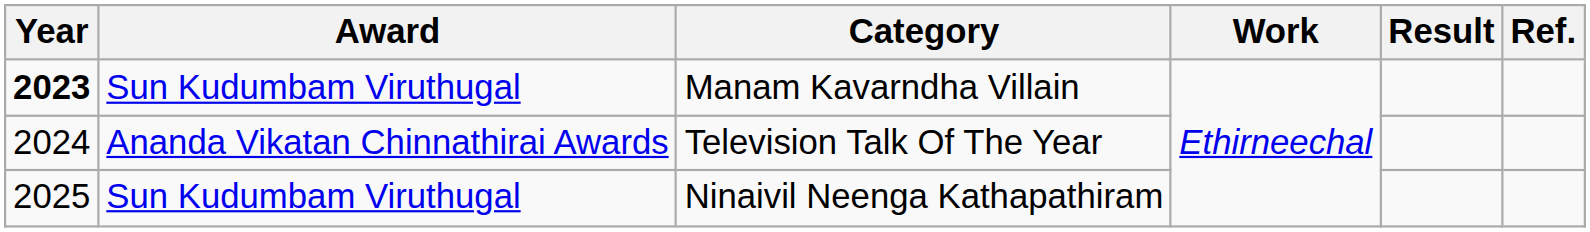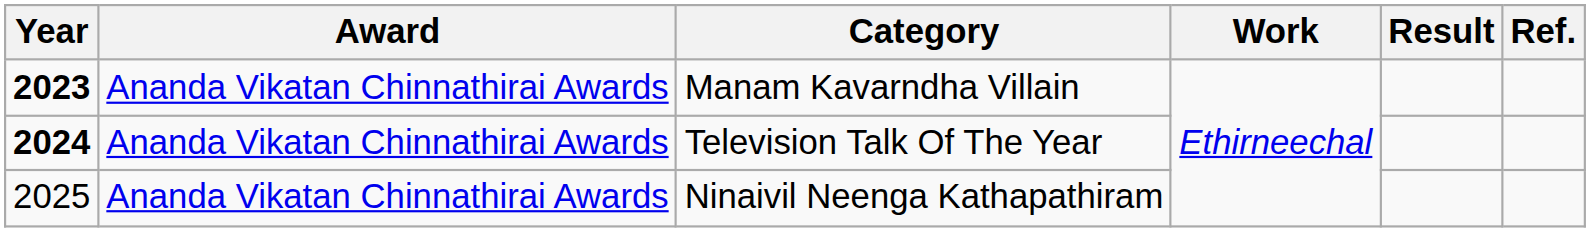(313, 87) Sun Kudumbam Viruthugal -> (387, 87) Ananda Vikatan Chinnathirai Awards
(52, 142) normal -> (52, 142) bold
(313, 197) Sun Kudumbam Viruthugal -> (387, 197) Ananda Vikatan Chinnathirai Awards
